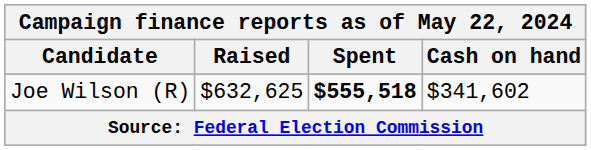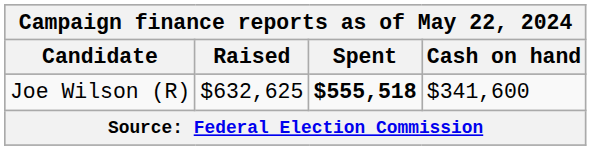(478, 92) $341,602 -> (478, 92) $341,600
